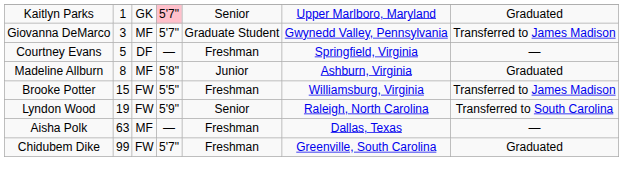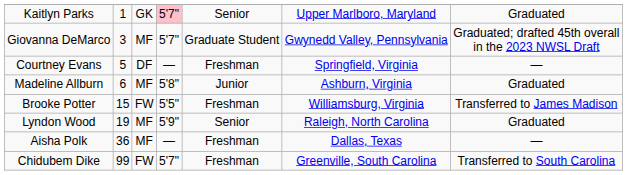(534, 33) Transferred to James Madison -> (536, 39) Graduated; drafted 45th overall in the 2023 NWSL Draft
(123, 71) 8 -> (123, 84) 6
(144, 109) FW -> (144, 122) MF
(534, 109) Transferred to South Carolina -> (536, 122) Graduated
(123, 128) 63 -> (123, 141) 36
(534, 147) Graduated -> (536, 160) Transferred to South Carolina
